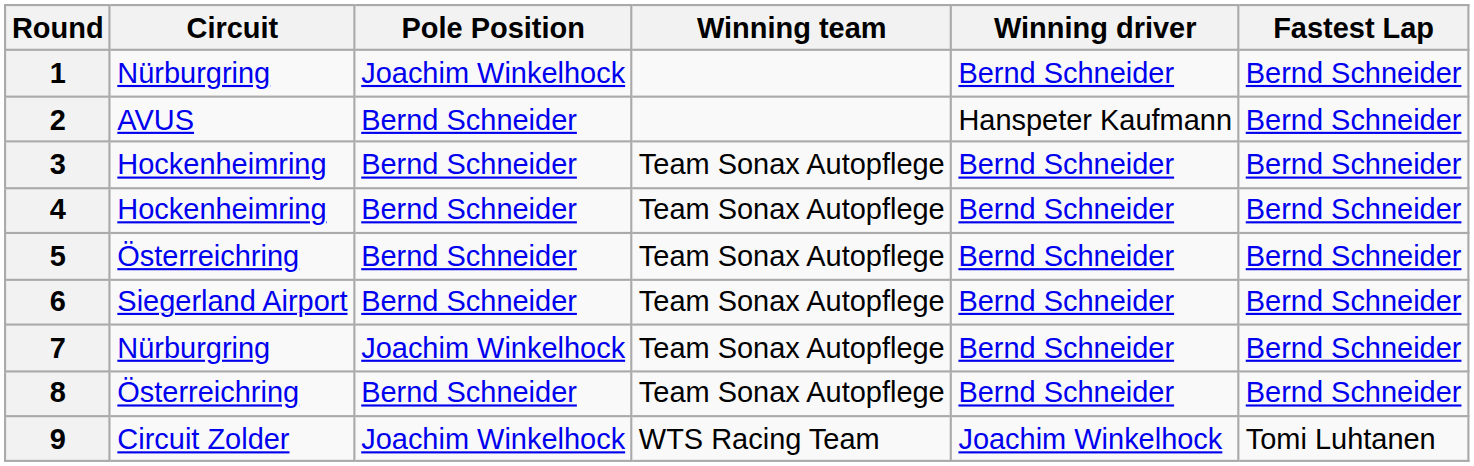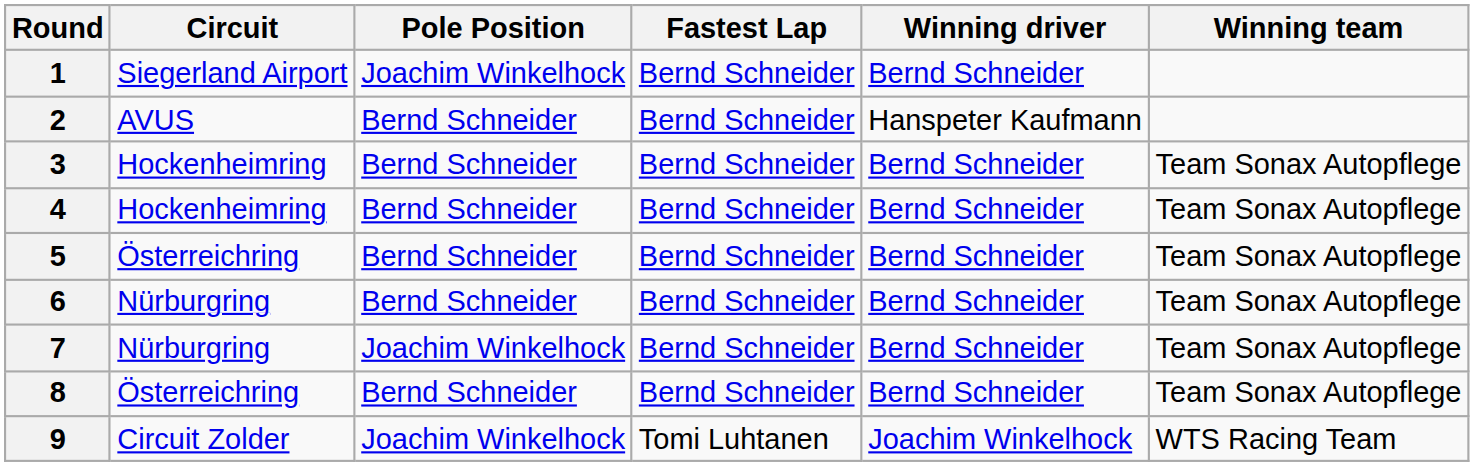columns swapped: (1354, 27) <-> (792, 27)
(194, 73) Nürburgring -> (232, 73) Siegerland Airport
(232, 301) Siegerland Airport -> (194, 301) Nürburgring
